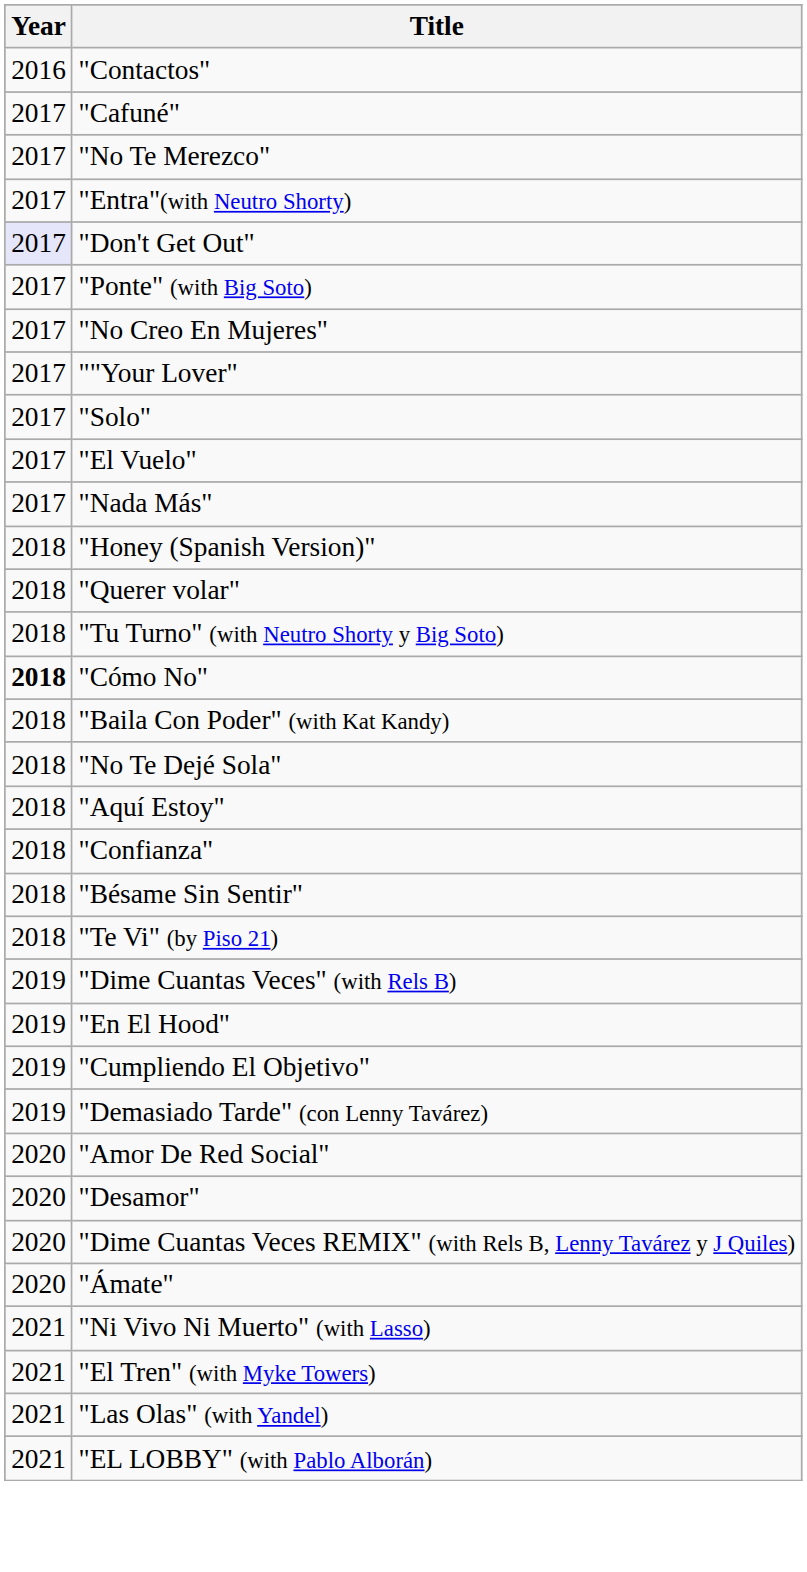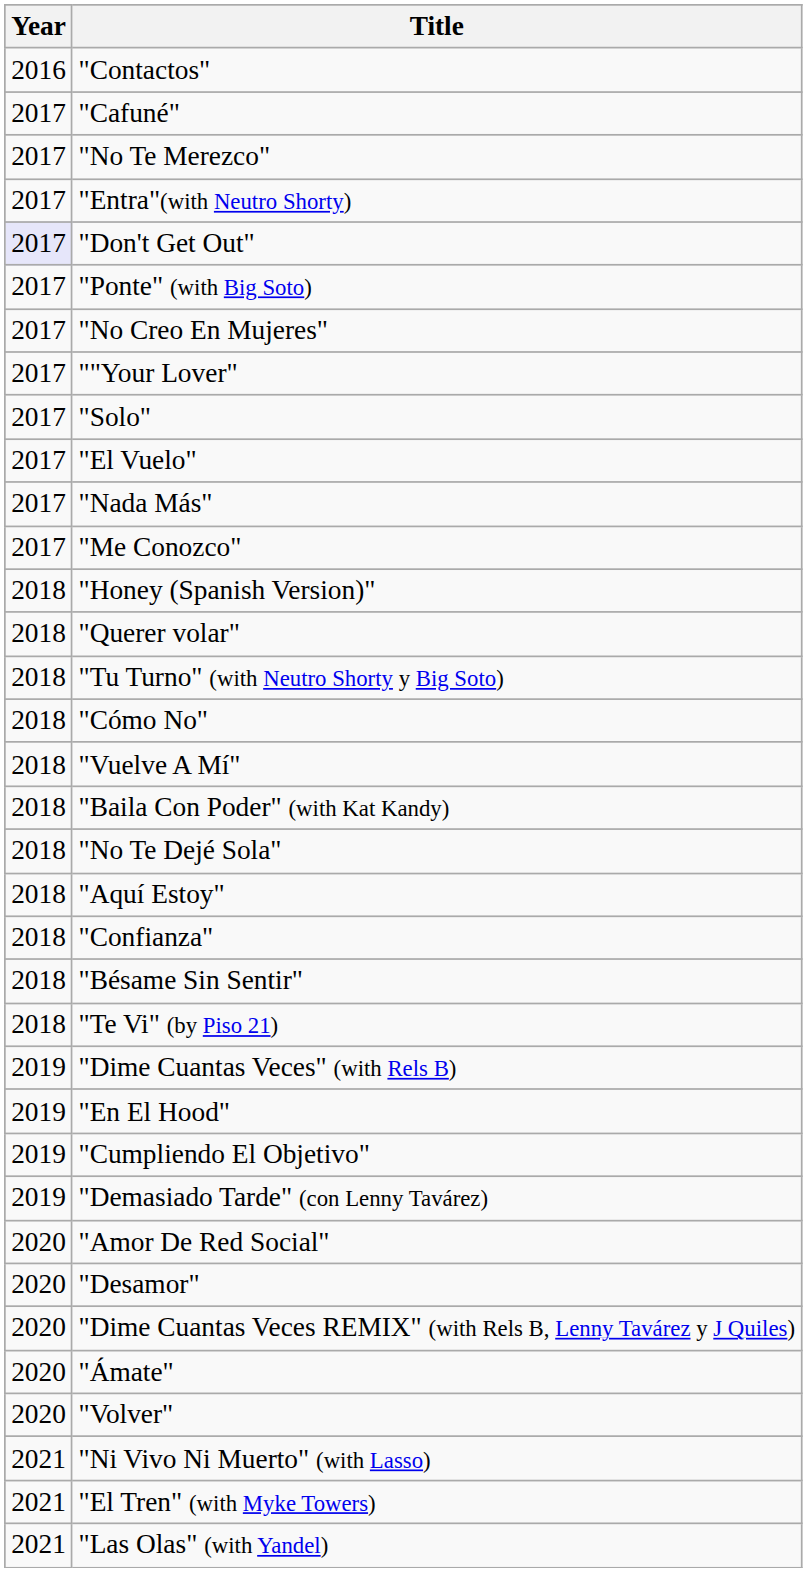+ row: (160, 546)
(39, 677) bold -> (39, 720) normal
+ row: (160, 763)
+ row: (126, 1414)
- row: (255, 1458)
